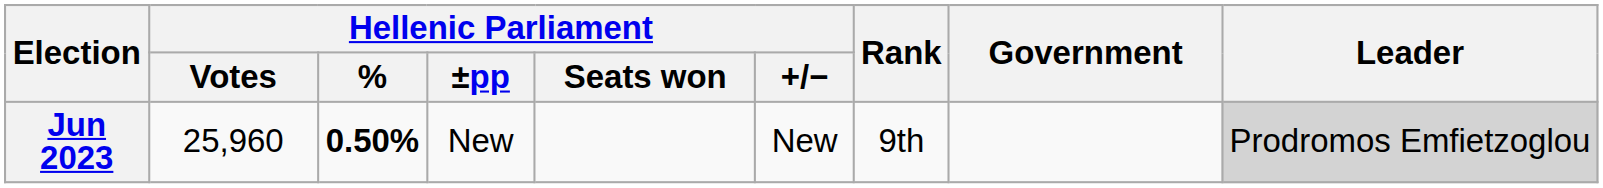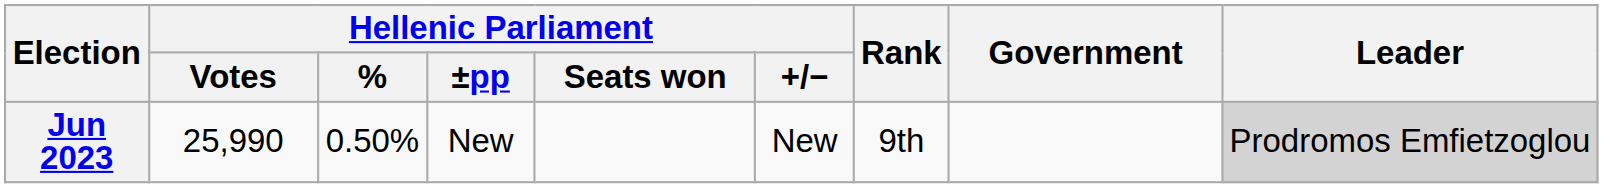(233, 141) 25,960 -> (233, 141) 25,990
(372, 141) bold -> (372, 141) normal
